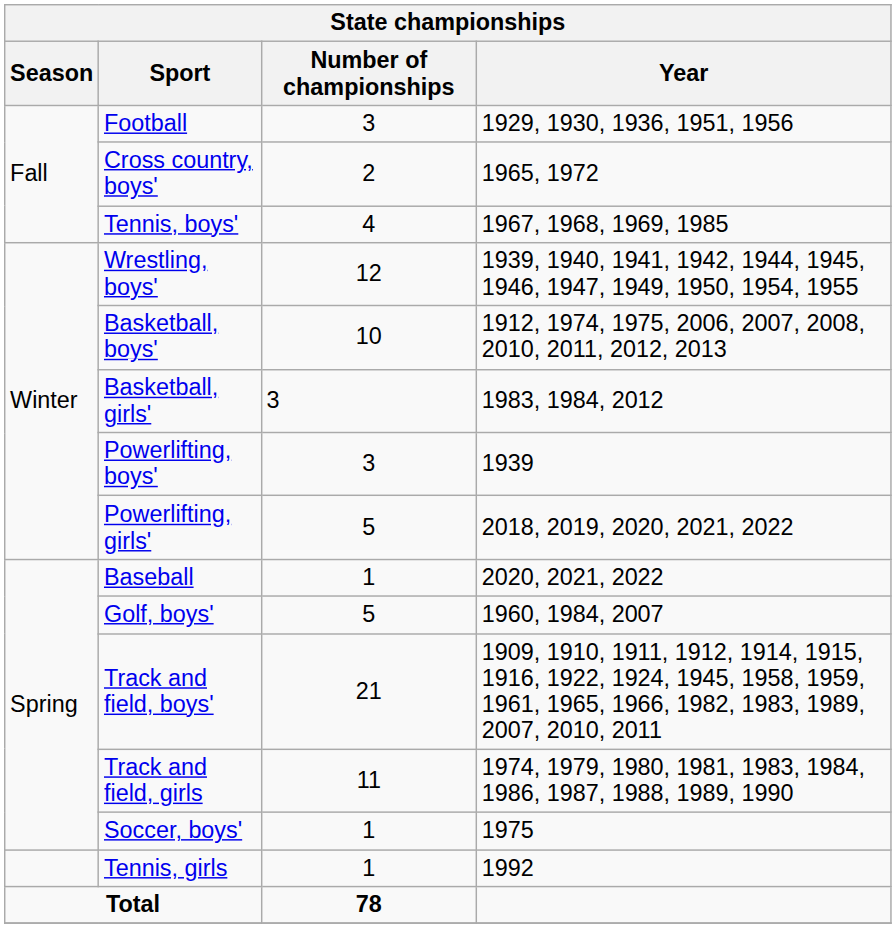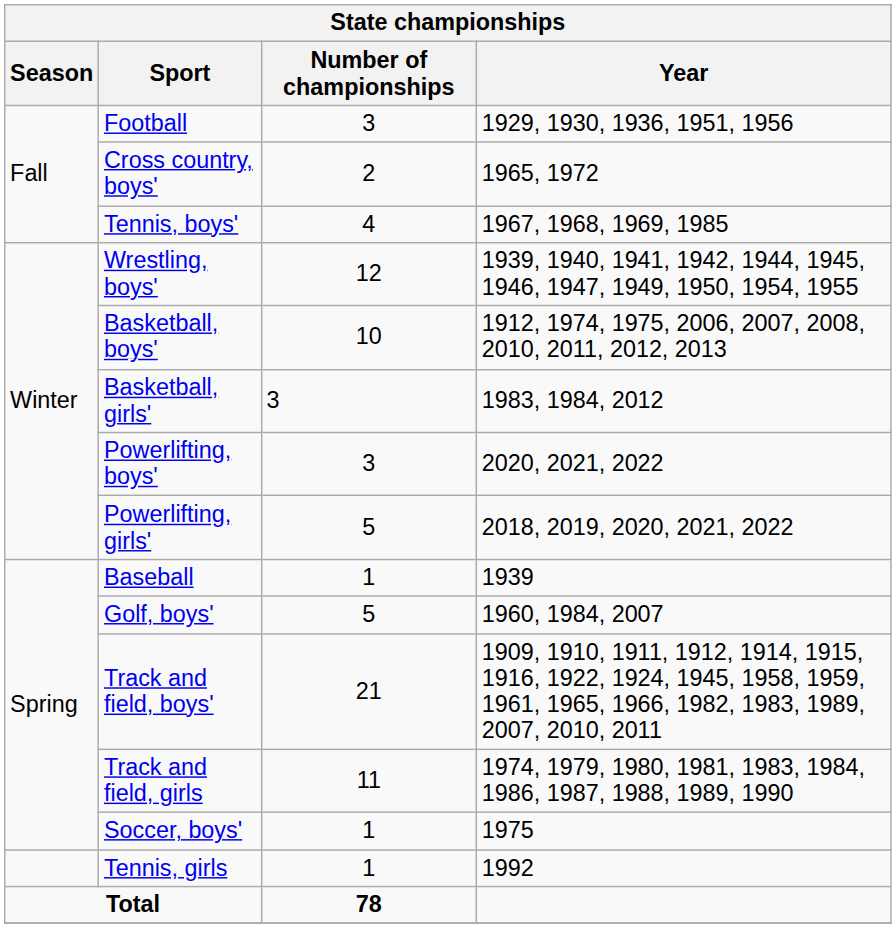(508, 463) 1939 -> (573, 463) 2020, 2021, 2022
(573, 577) 2020, 2021, 2022 -> (508, 577) 1939
